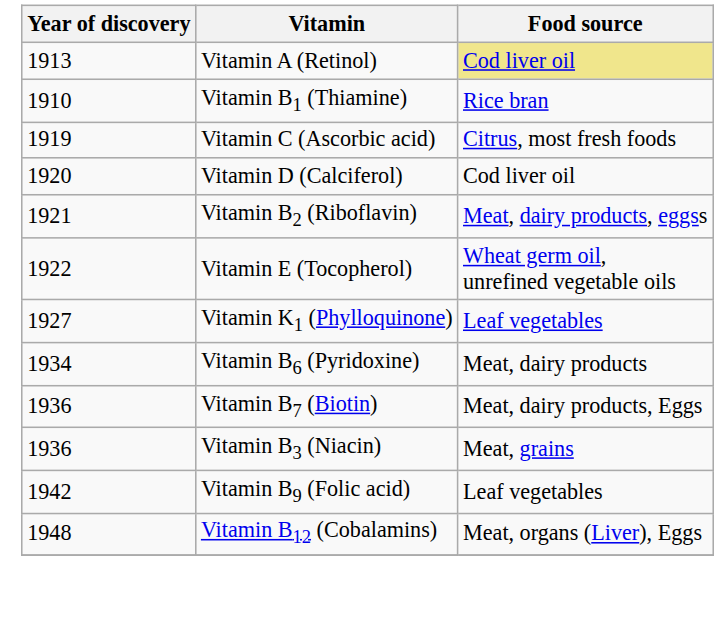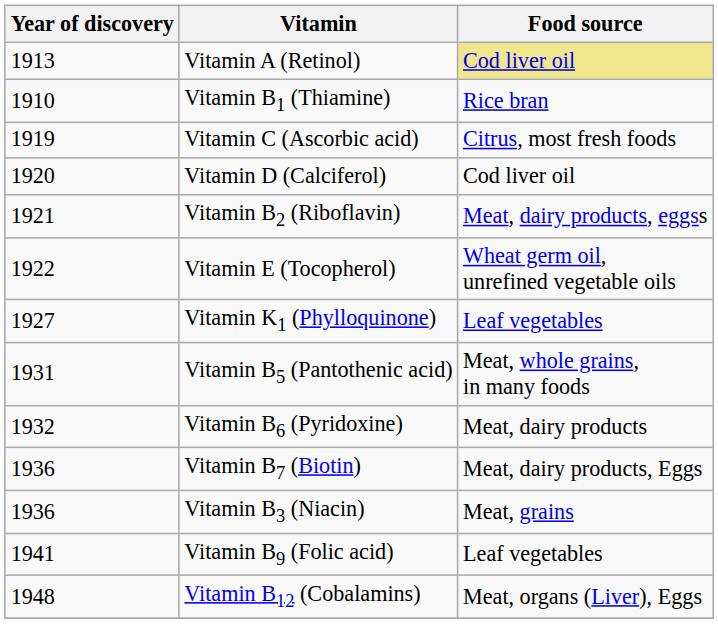+ row: (318, 373)
(49, 363) 1934 -> (33, 426) 1932
(49, 491) 1942 -> (33, 553) 1941
